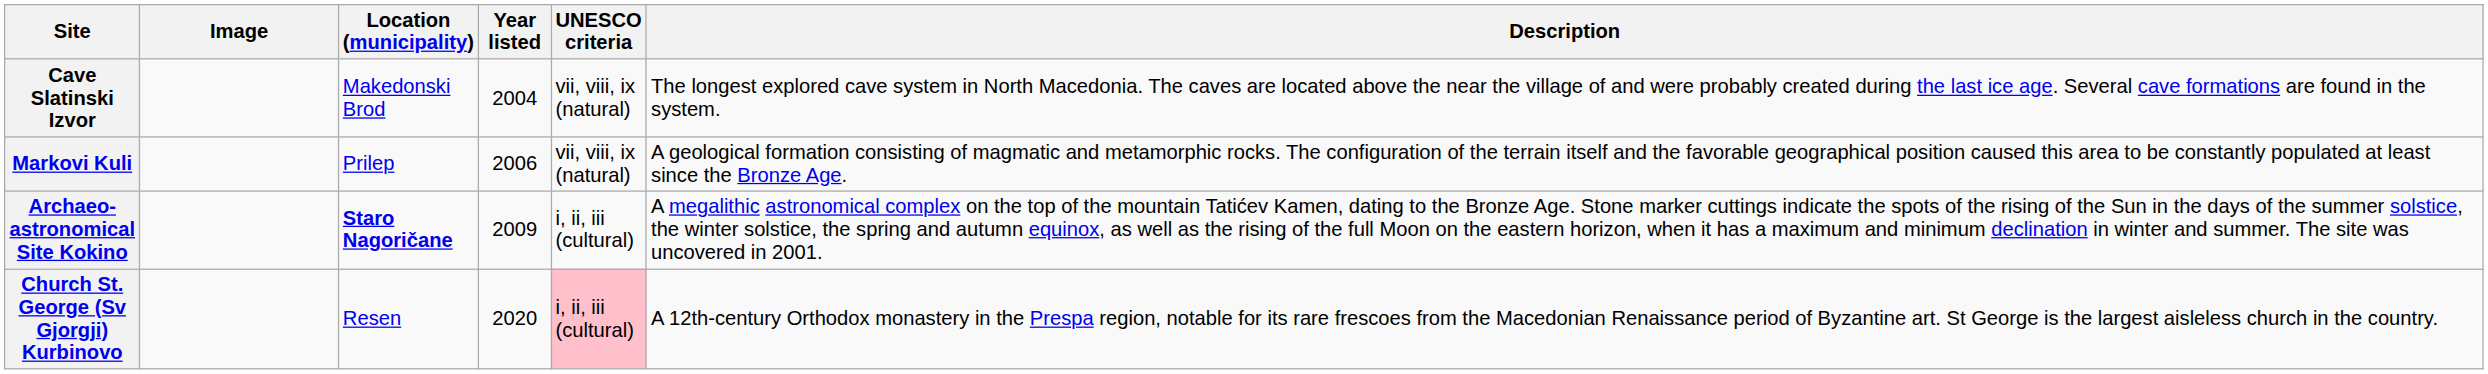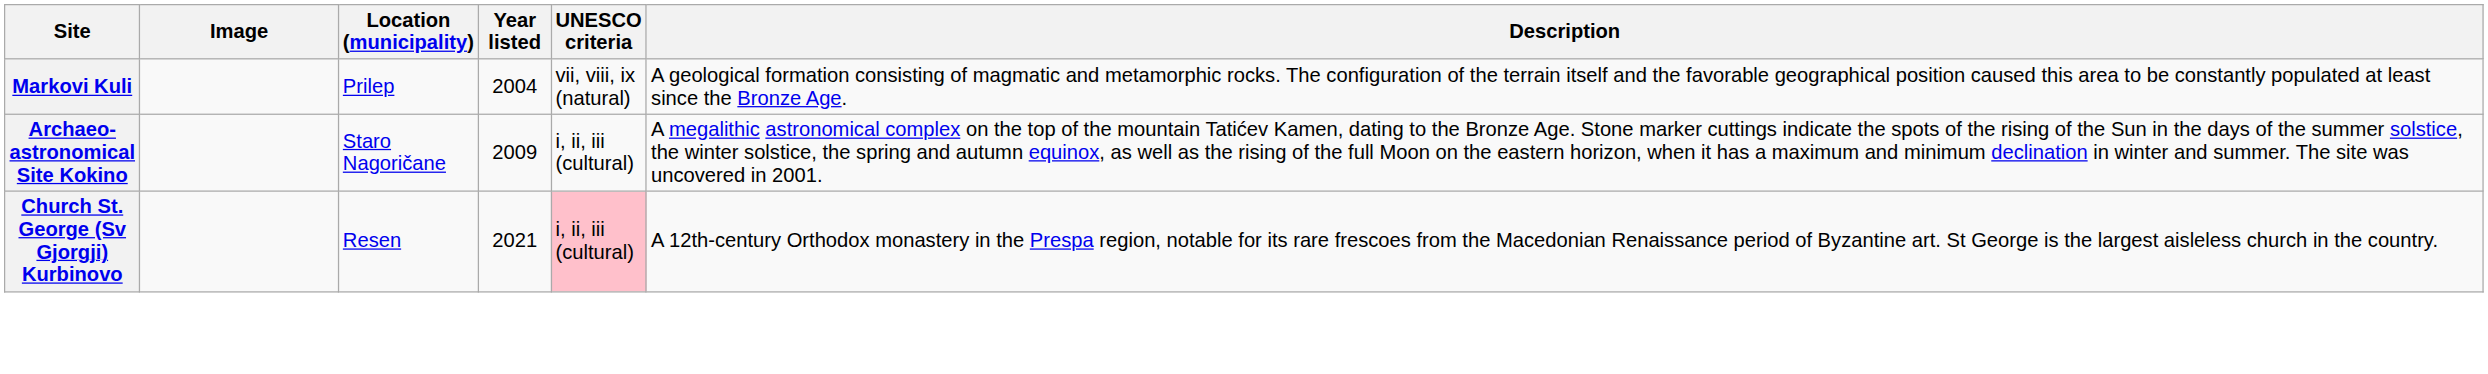- row: (72, 97)
(515, 163) 2006 -> (515, 86) 2004
(398, 229) bold -> (394, 152) normal
(515, 318) 2020 -> (515, 241) 2021
